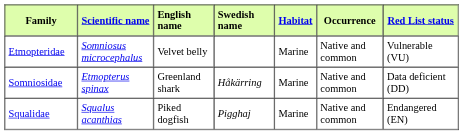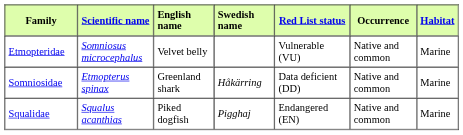columns swapped: (295, 20) <-> (421, 20)
